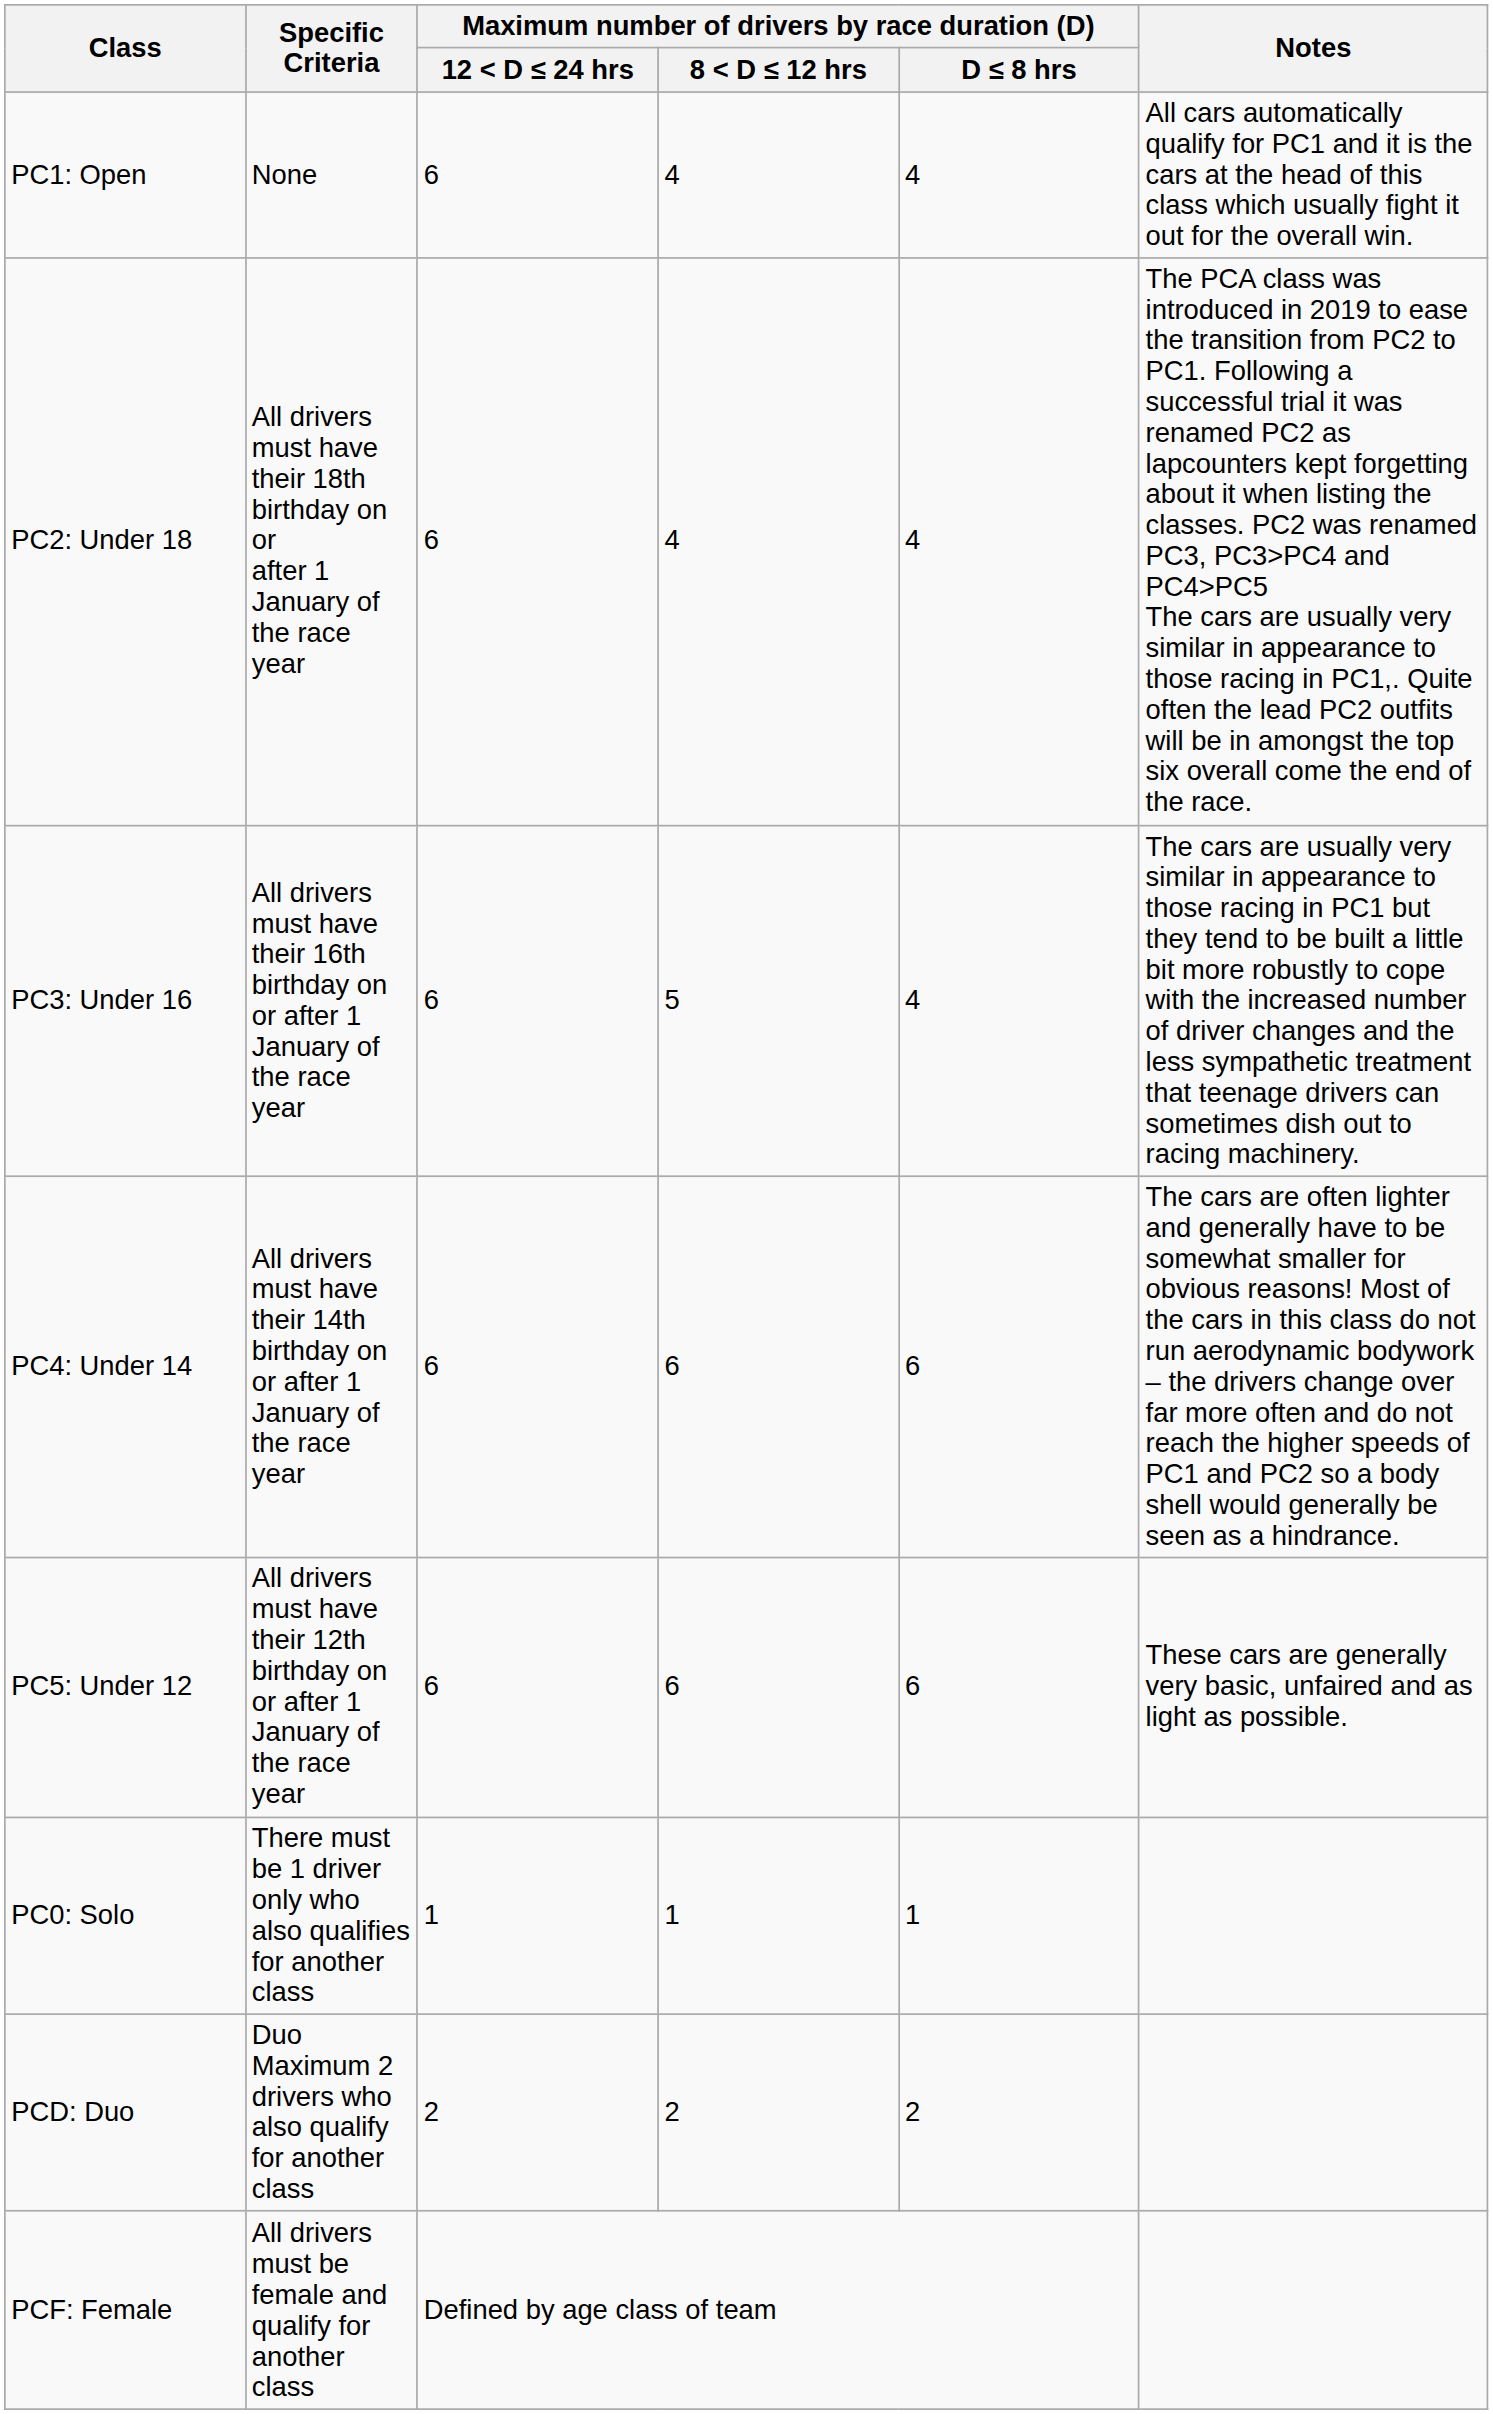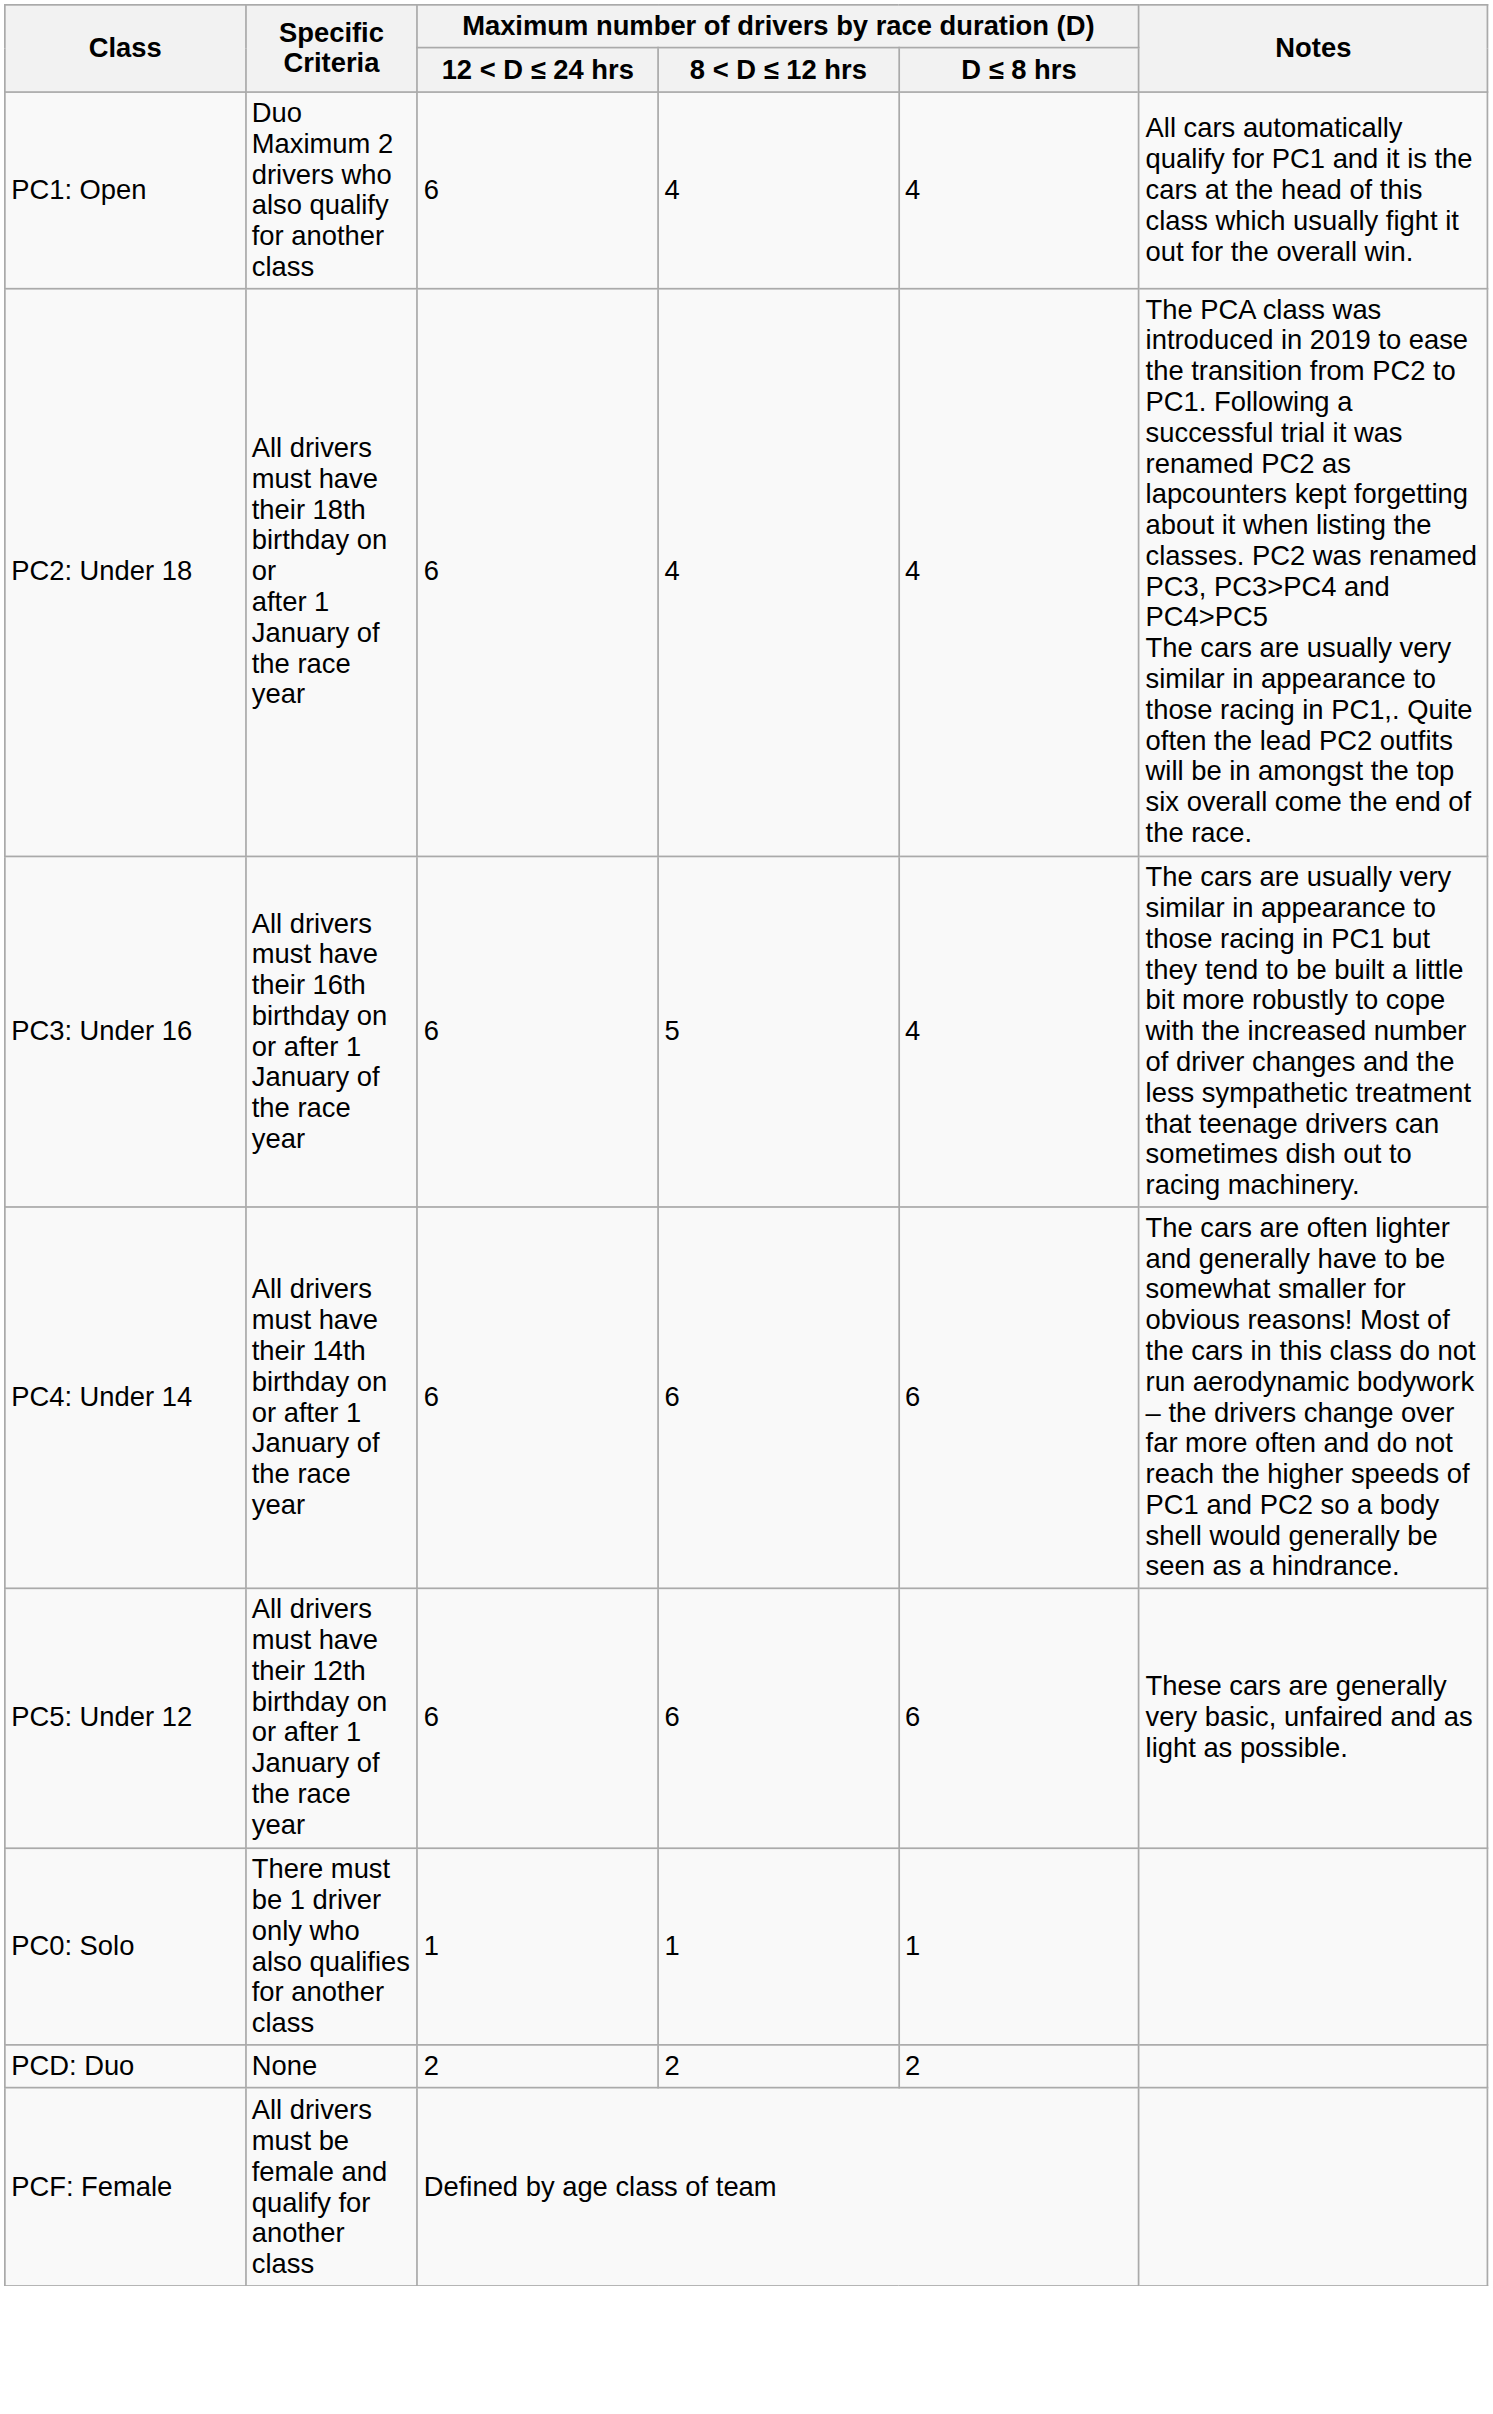(284, 174) None -> (322, 189) Duo Maximum 2 drivers who also qualify for another class
(322, 2112) Duo Maximum 2 drivers who also qualify for another class -> (284, 2066) None
